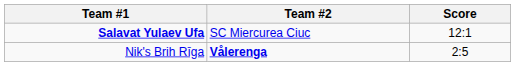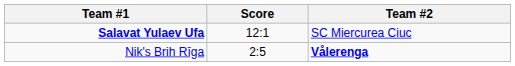columns swapped: (460, 14) <-> (308, 14)
